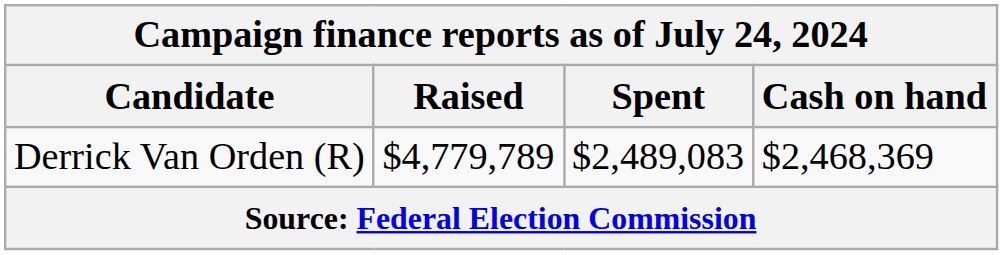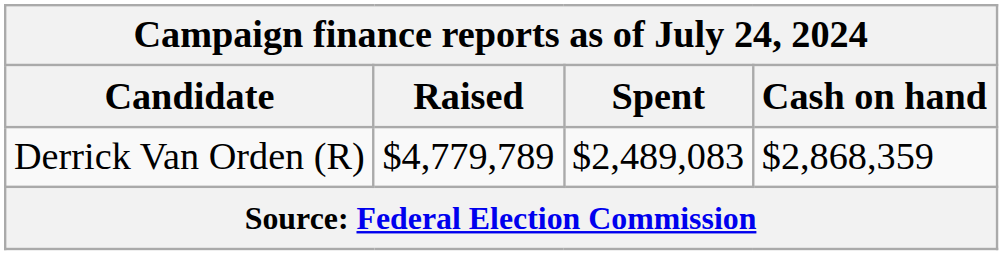(848, 156) $2,468,369 -> (848, 156) $2,868,359
